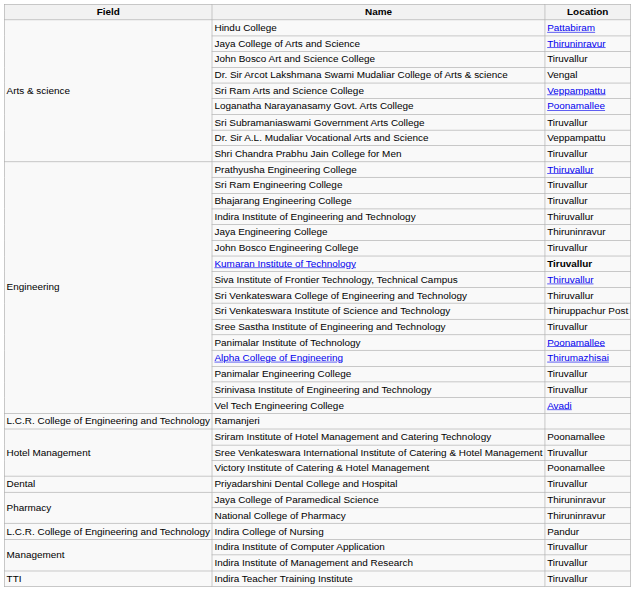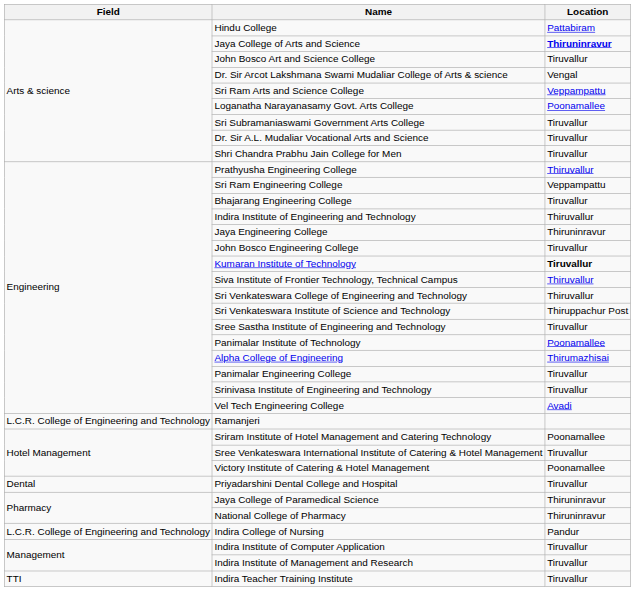(576, 43) normal -> (579, 43) bold
(576, 138) Veppampattu -> (567, 138) Tiruvallur
(567, 185) Tiruvallur -> (576, 185) Veppampattu
